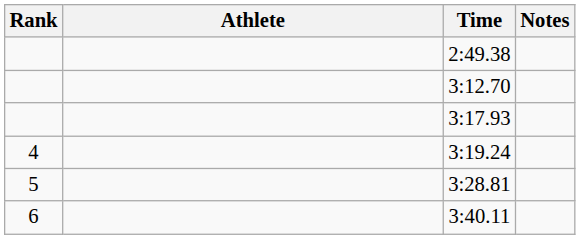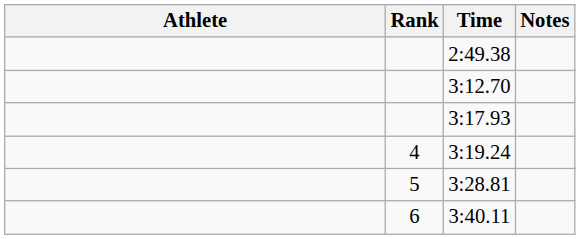columns swapped: (33, 20) <-> (253, 20)
